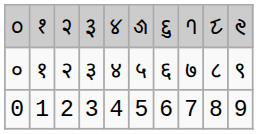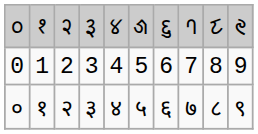rows swapped: (17, 72) <-> (17, 109)
